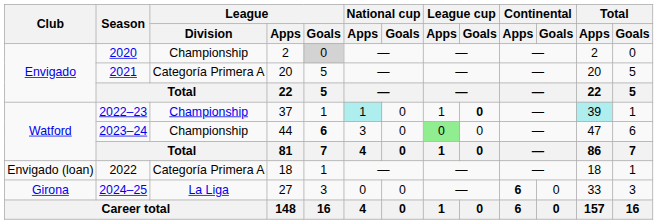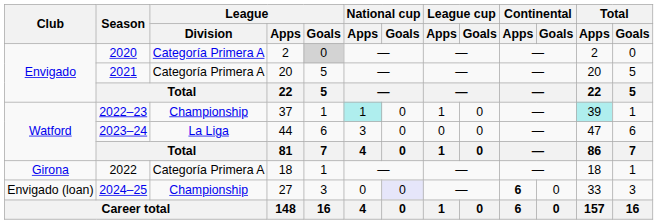(209, 53) Championship -> (209, 53) Categoría Primera A
(480, 111) bold -> (480, 111) normal
(209, 131) Championship -> (209, 131) La Liga
(324, 131) bold -> (324, 131) normal
(442, 131) lightgreen background -> (442, 131) no background
(50, 170) Envigado (loan) -> (50, 170) Girona
(50, 190) Girona -> (50, 190) Envigado (loan)
(209, 190) La Liga -> (209, 190) Championship
(403, 190) no background -> (403, 190) lavender background
